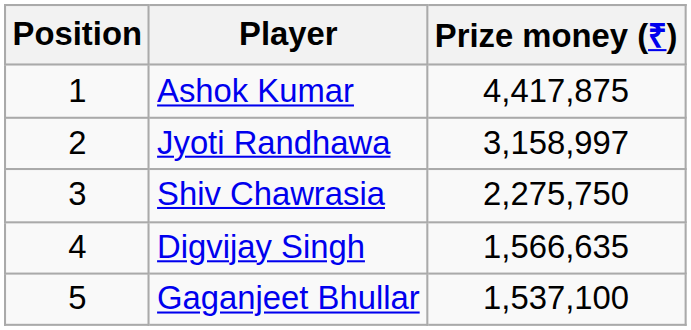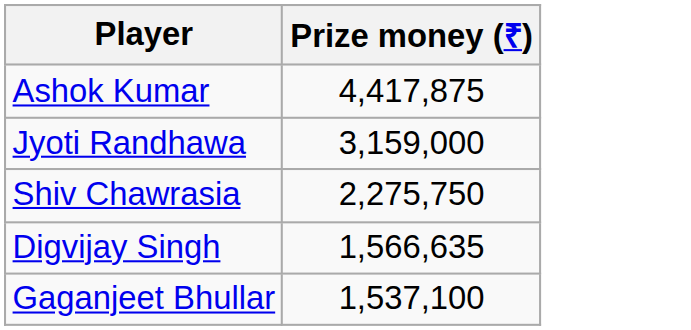- column: (77, 34)
(556, 142) 3,158,997 -> (412, 142) 3,159,000
